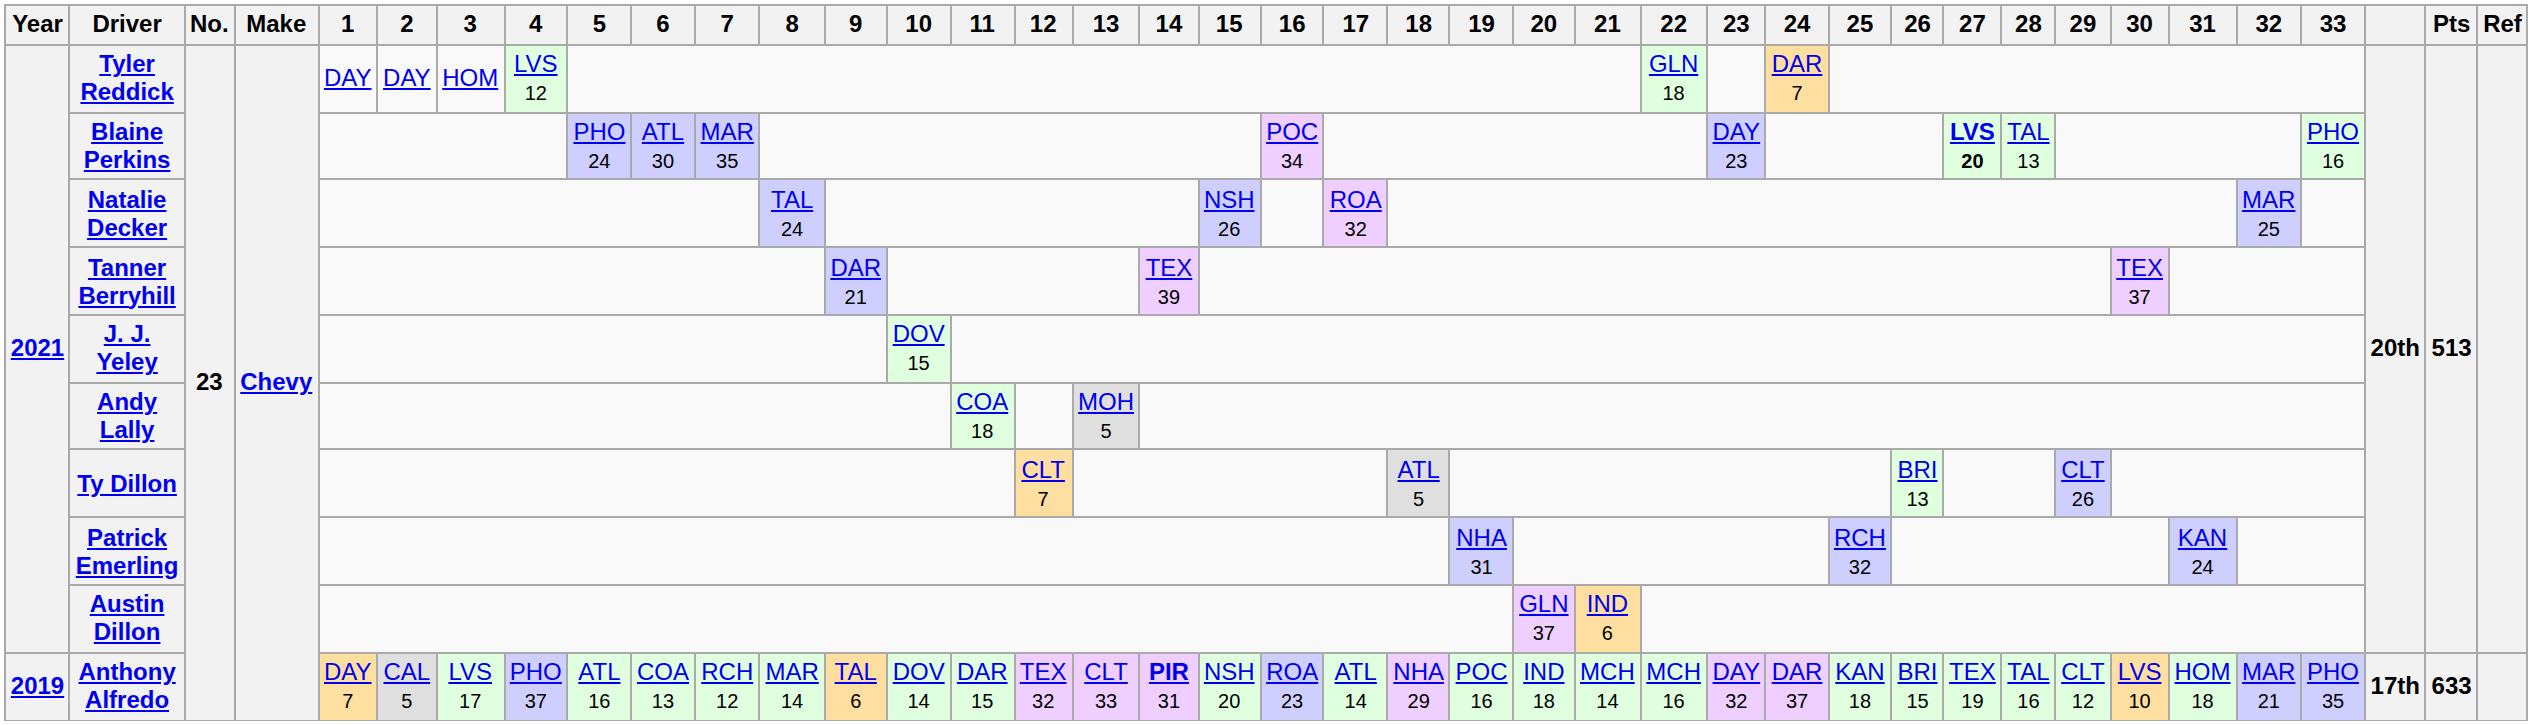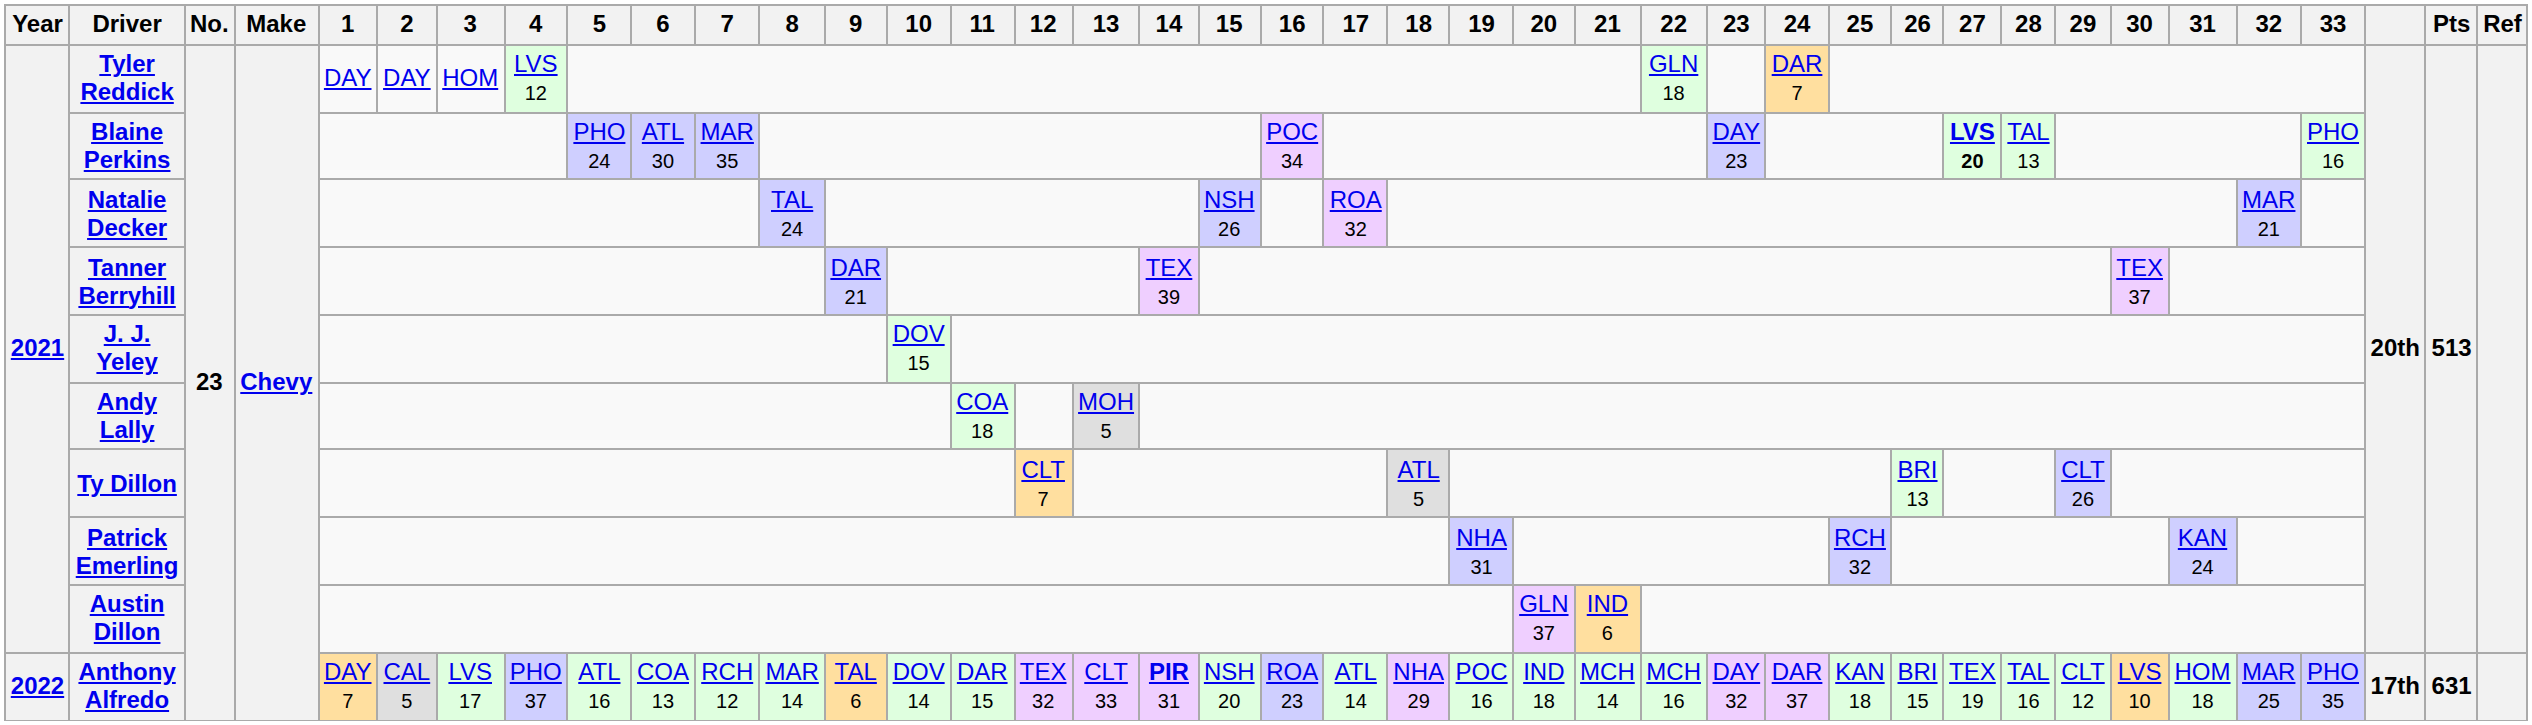(2269, 212) MAR 25 -> (2269, 212) MAR 21
(37, 686) 2019 -> (37, 686) 2022
(2269, 685) MAR 21 -> (2269, 685) MAR 25
(2452, 686) 633 -> (2452, 686) 631
